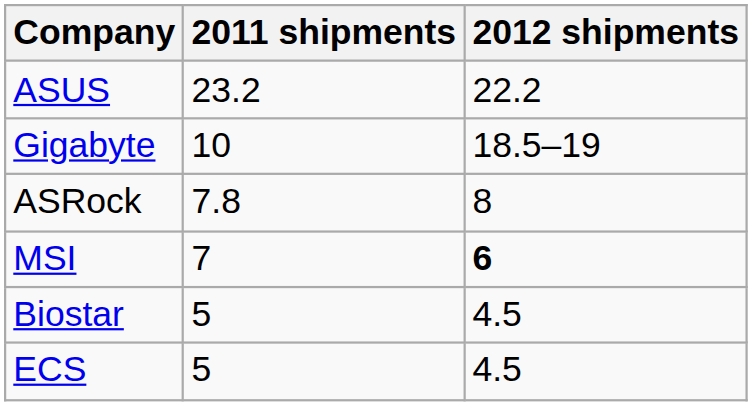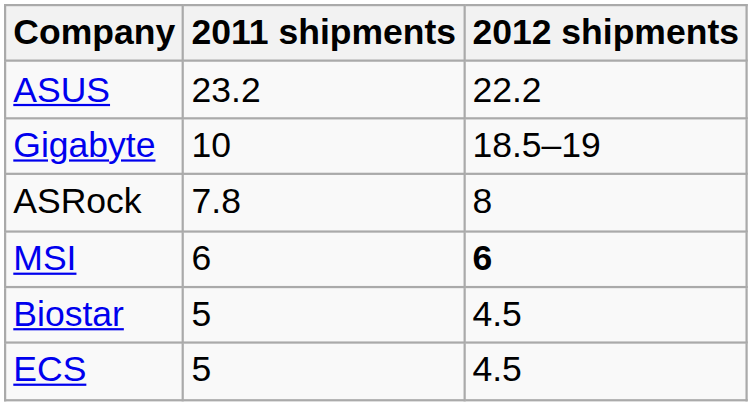(201, 257) 7 -> (201, 257) 6
